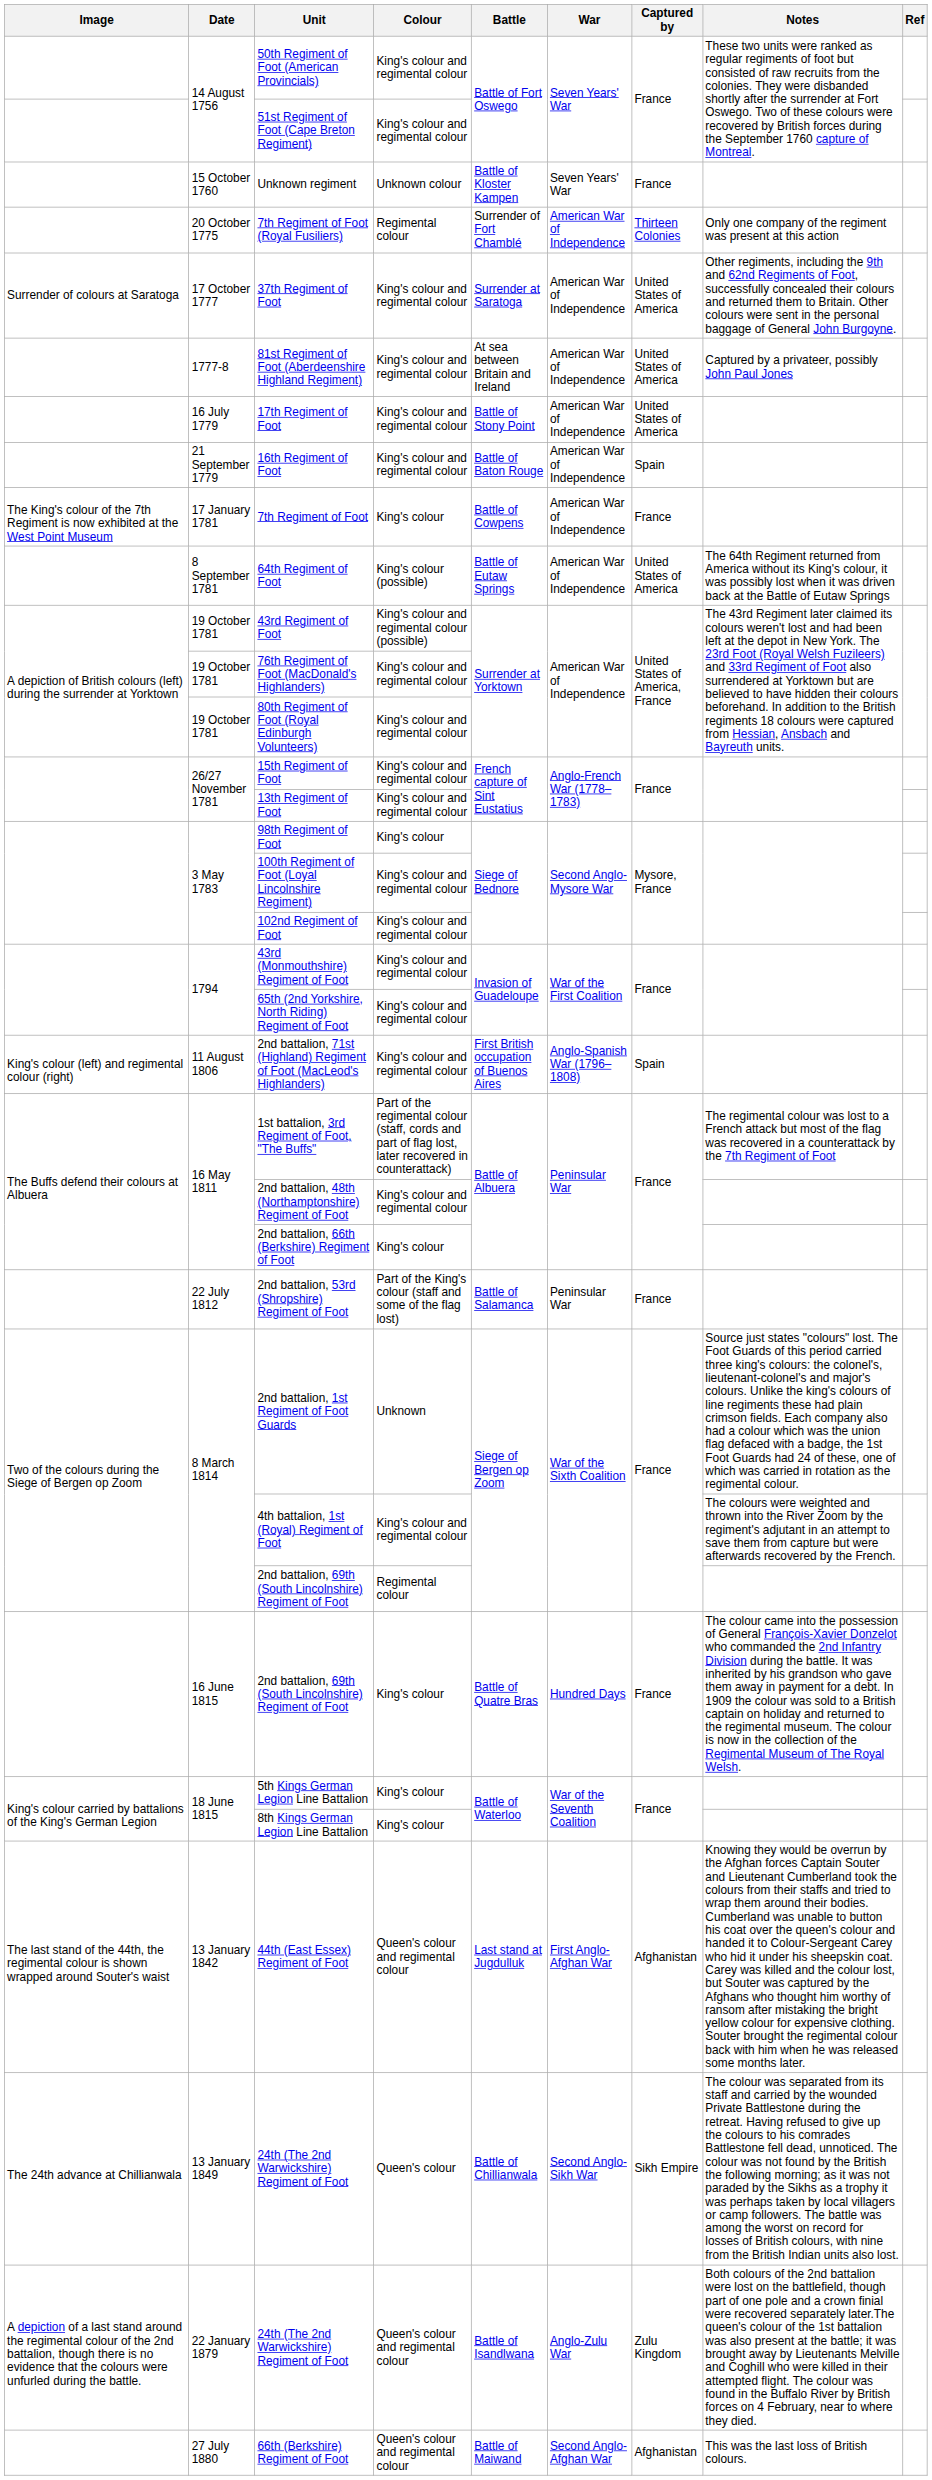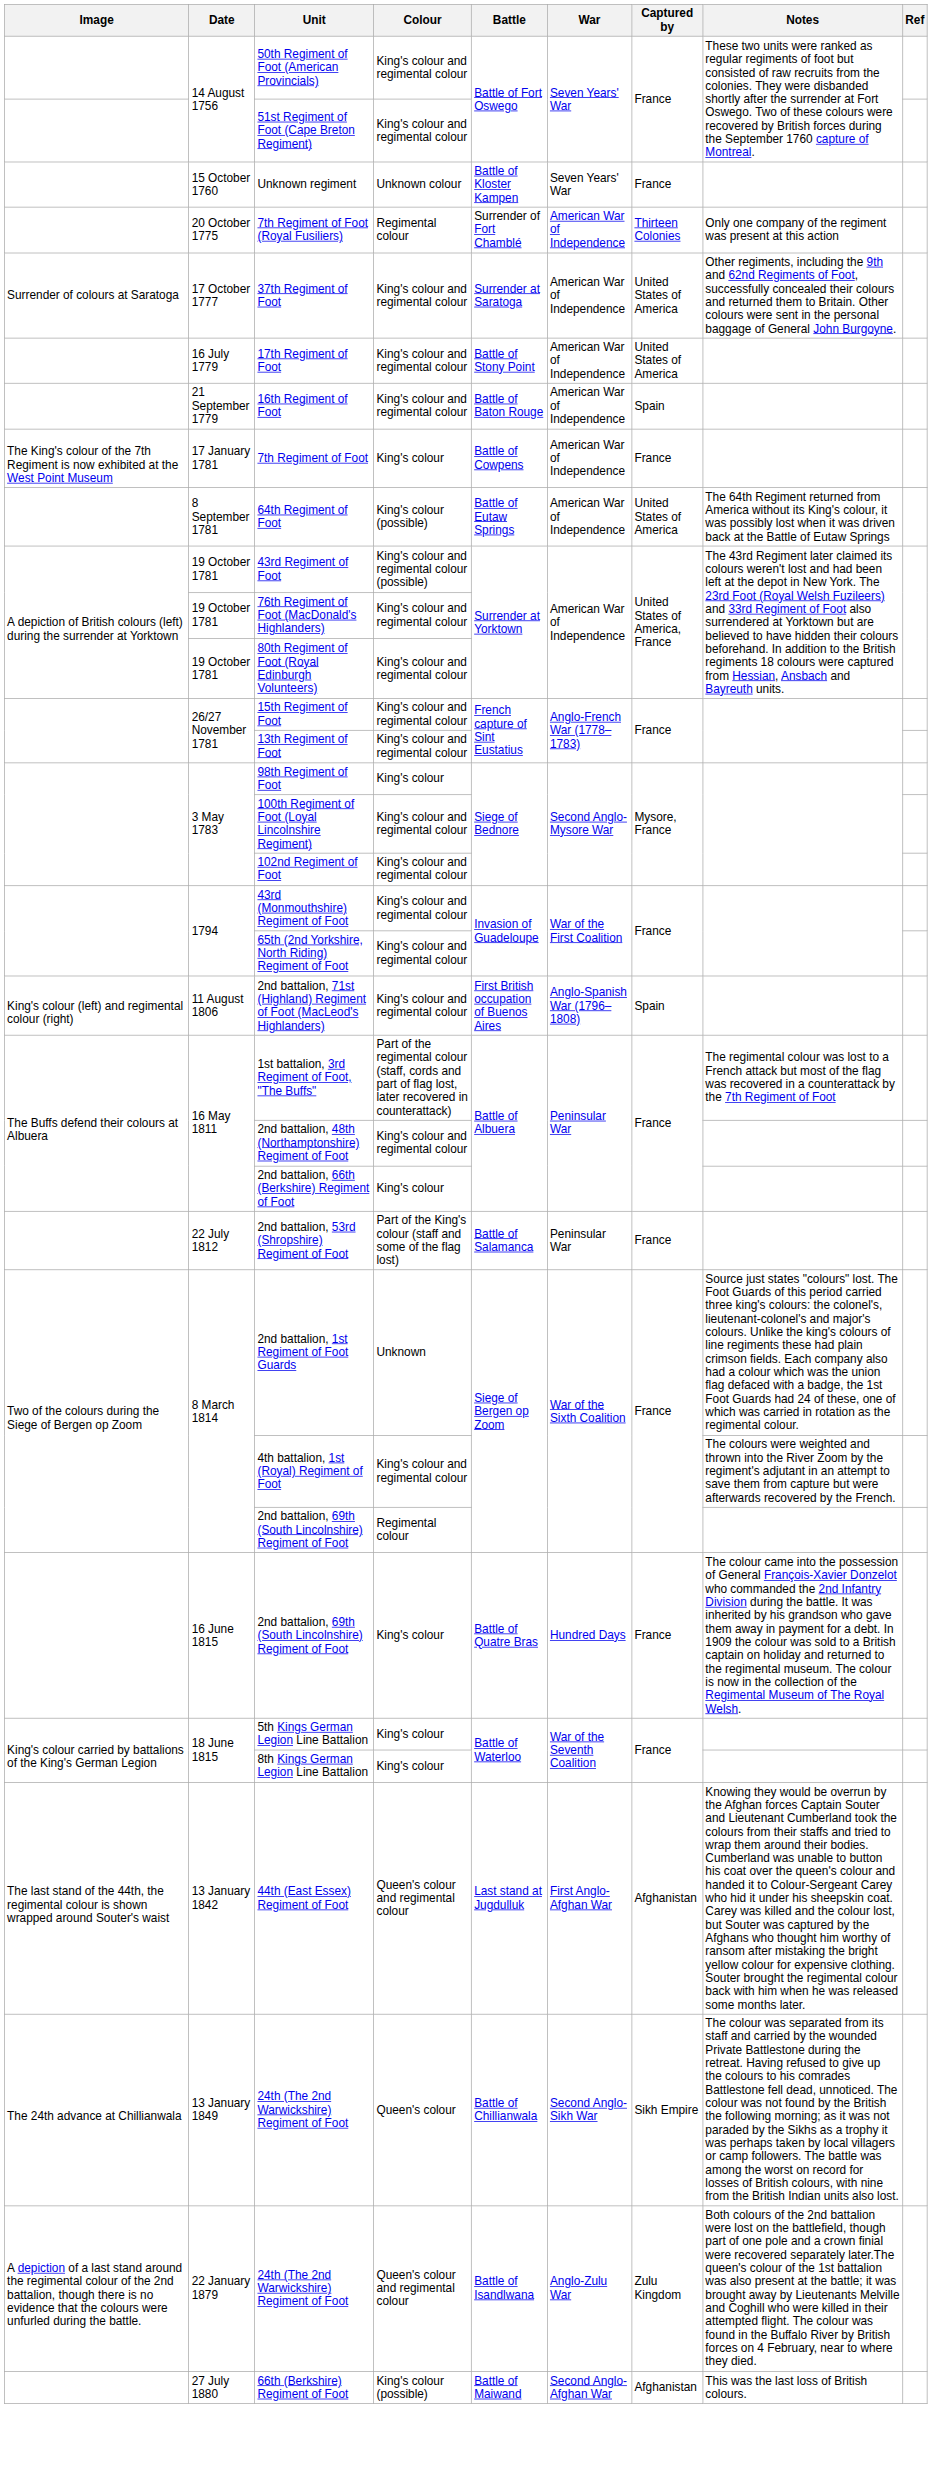- row: (210, 367)
(416, 2452) Queen's colour and regimental colour -> (410, 2387) King's colour (possible)
